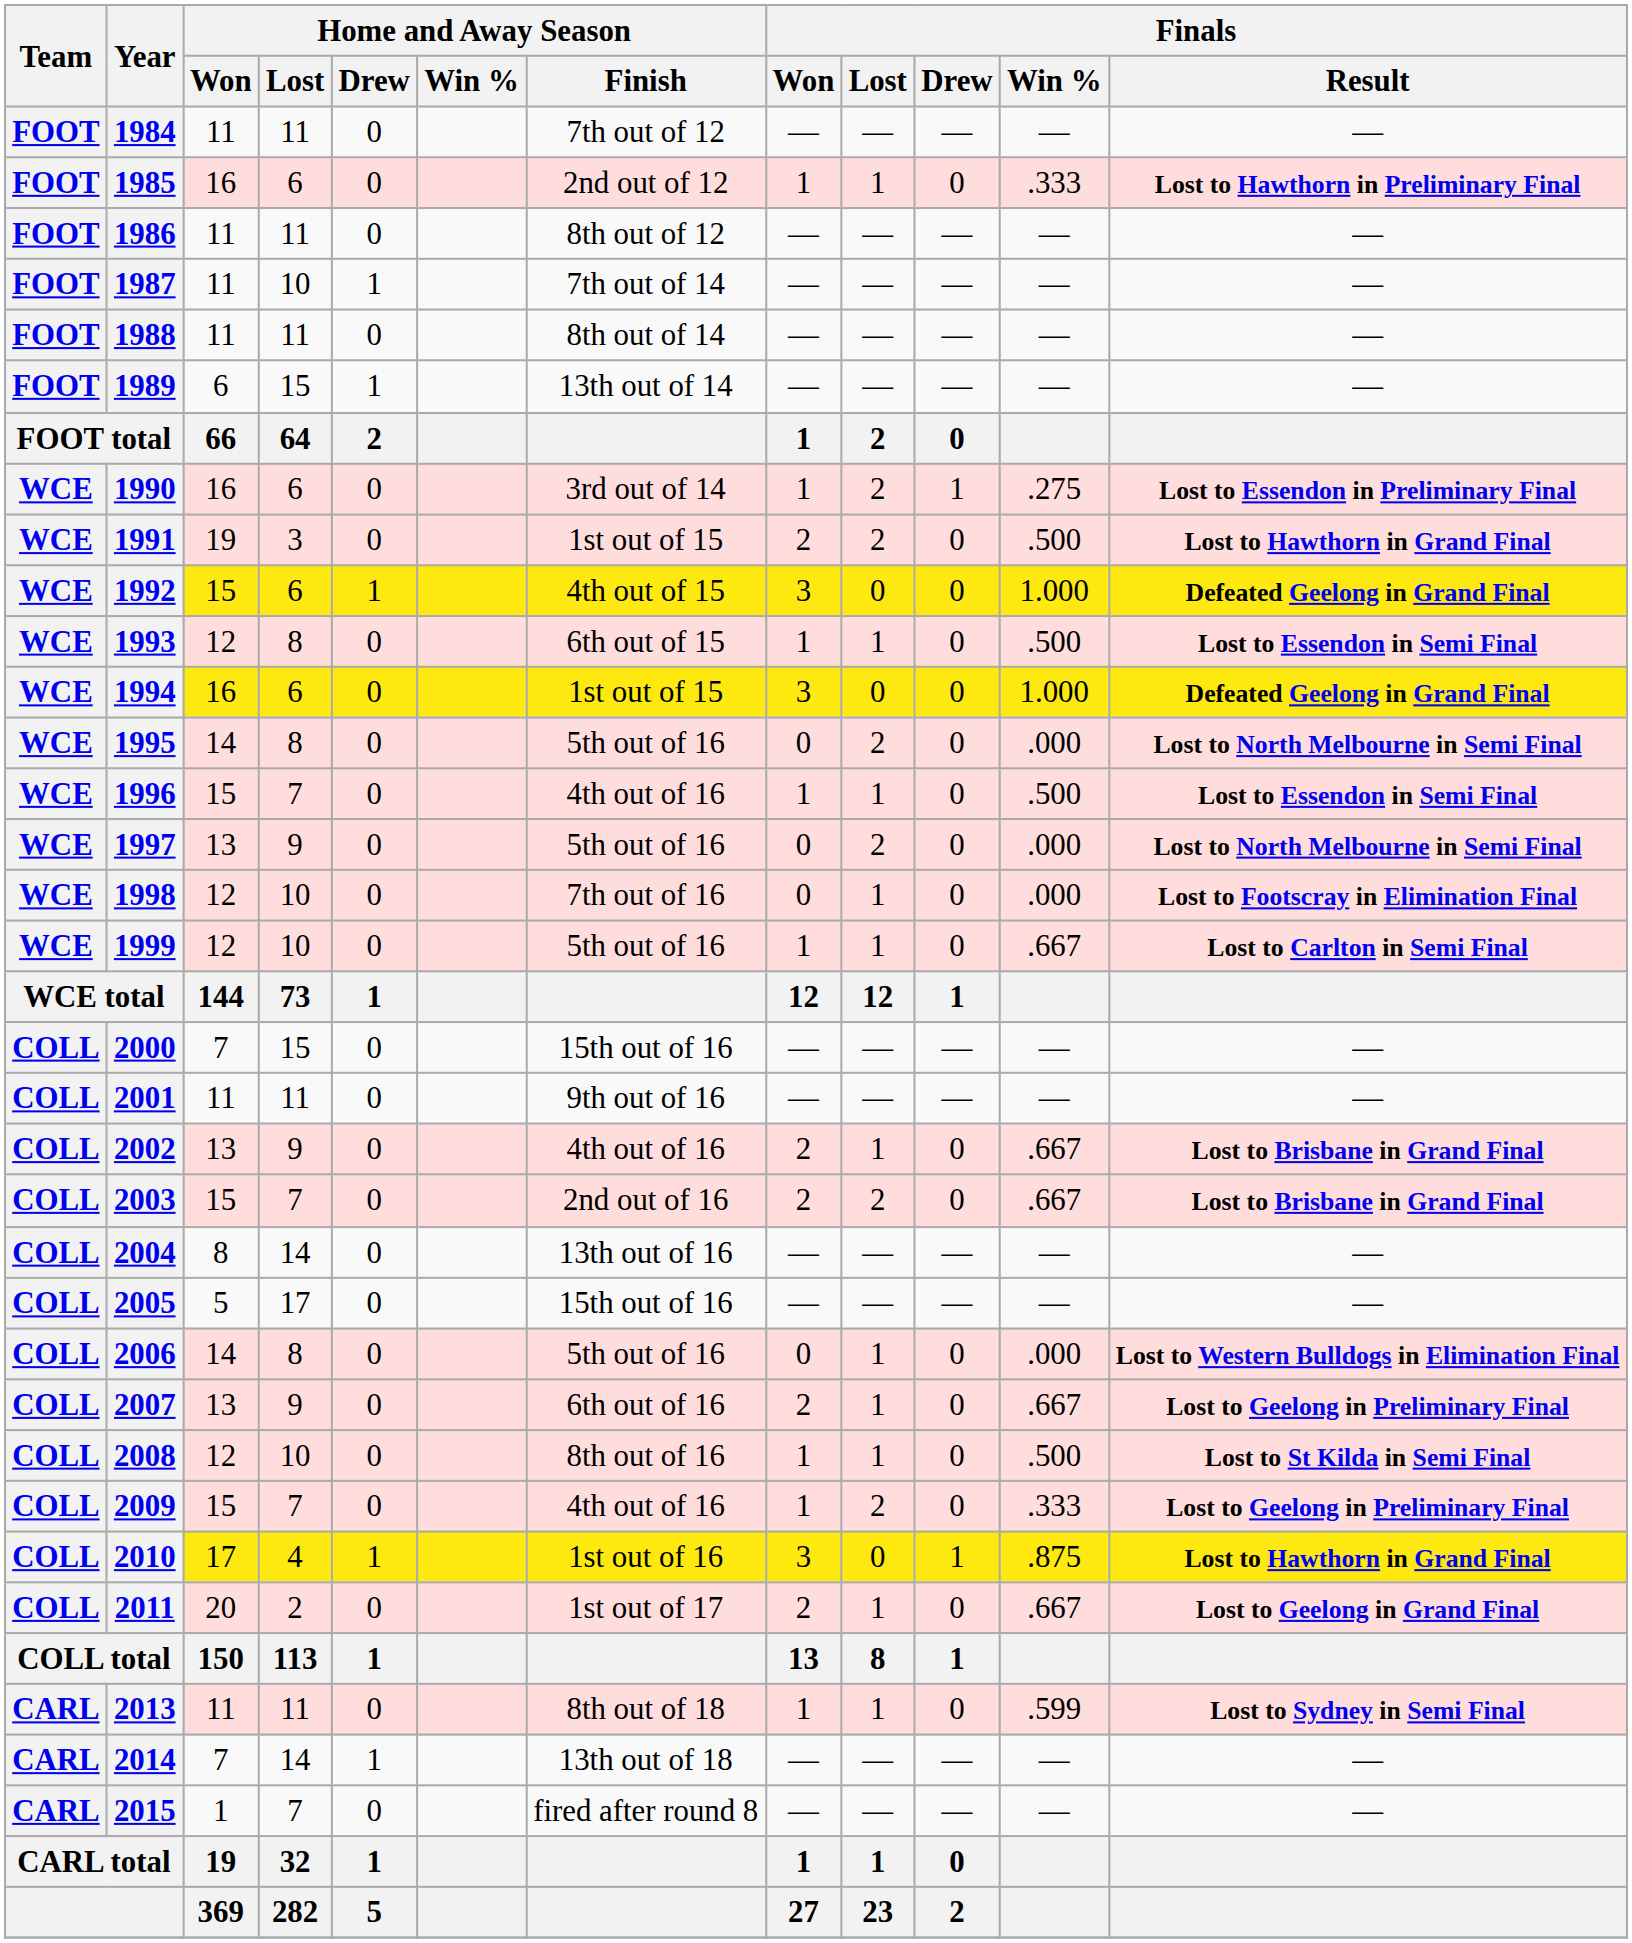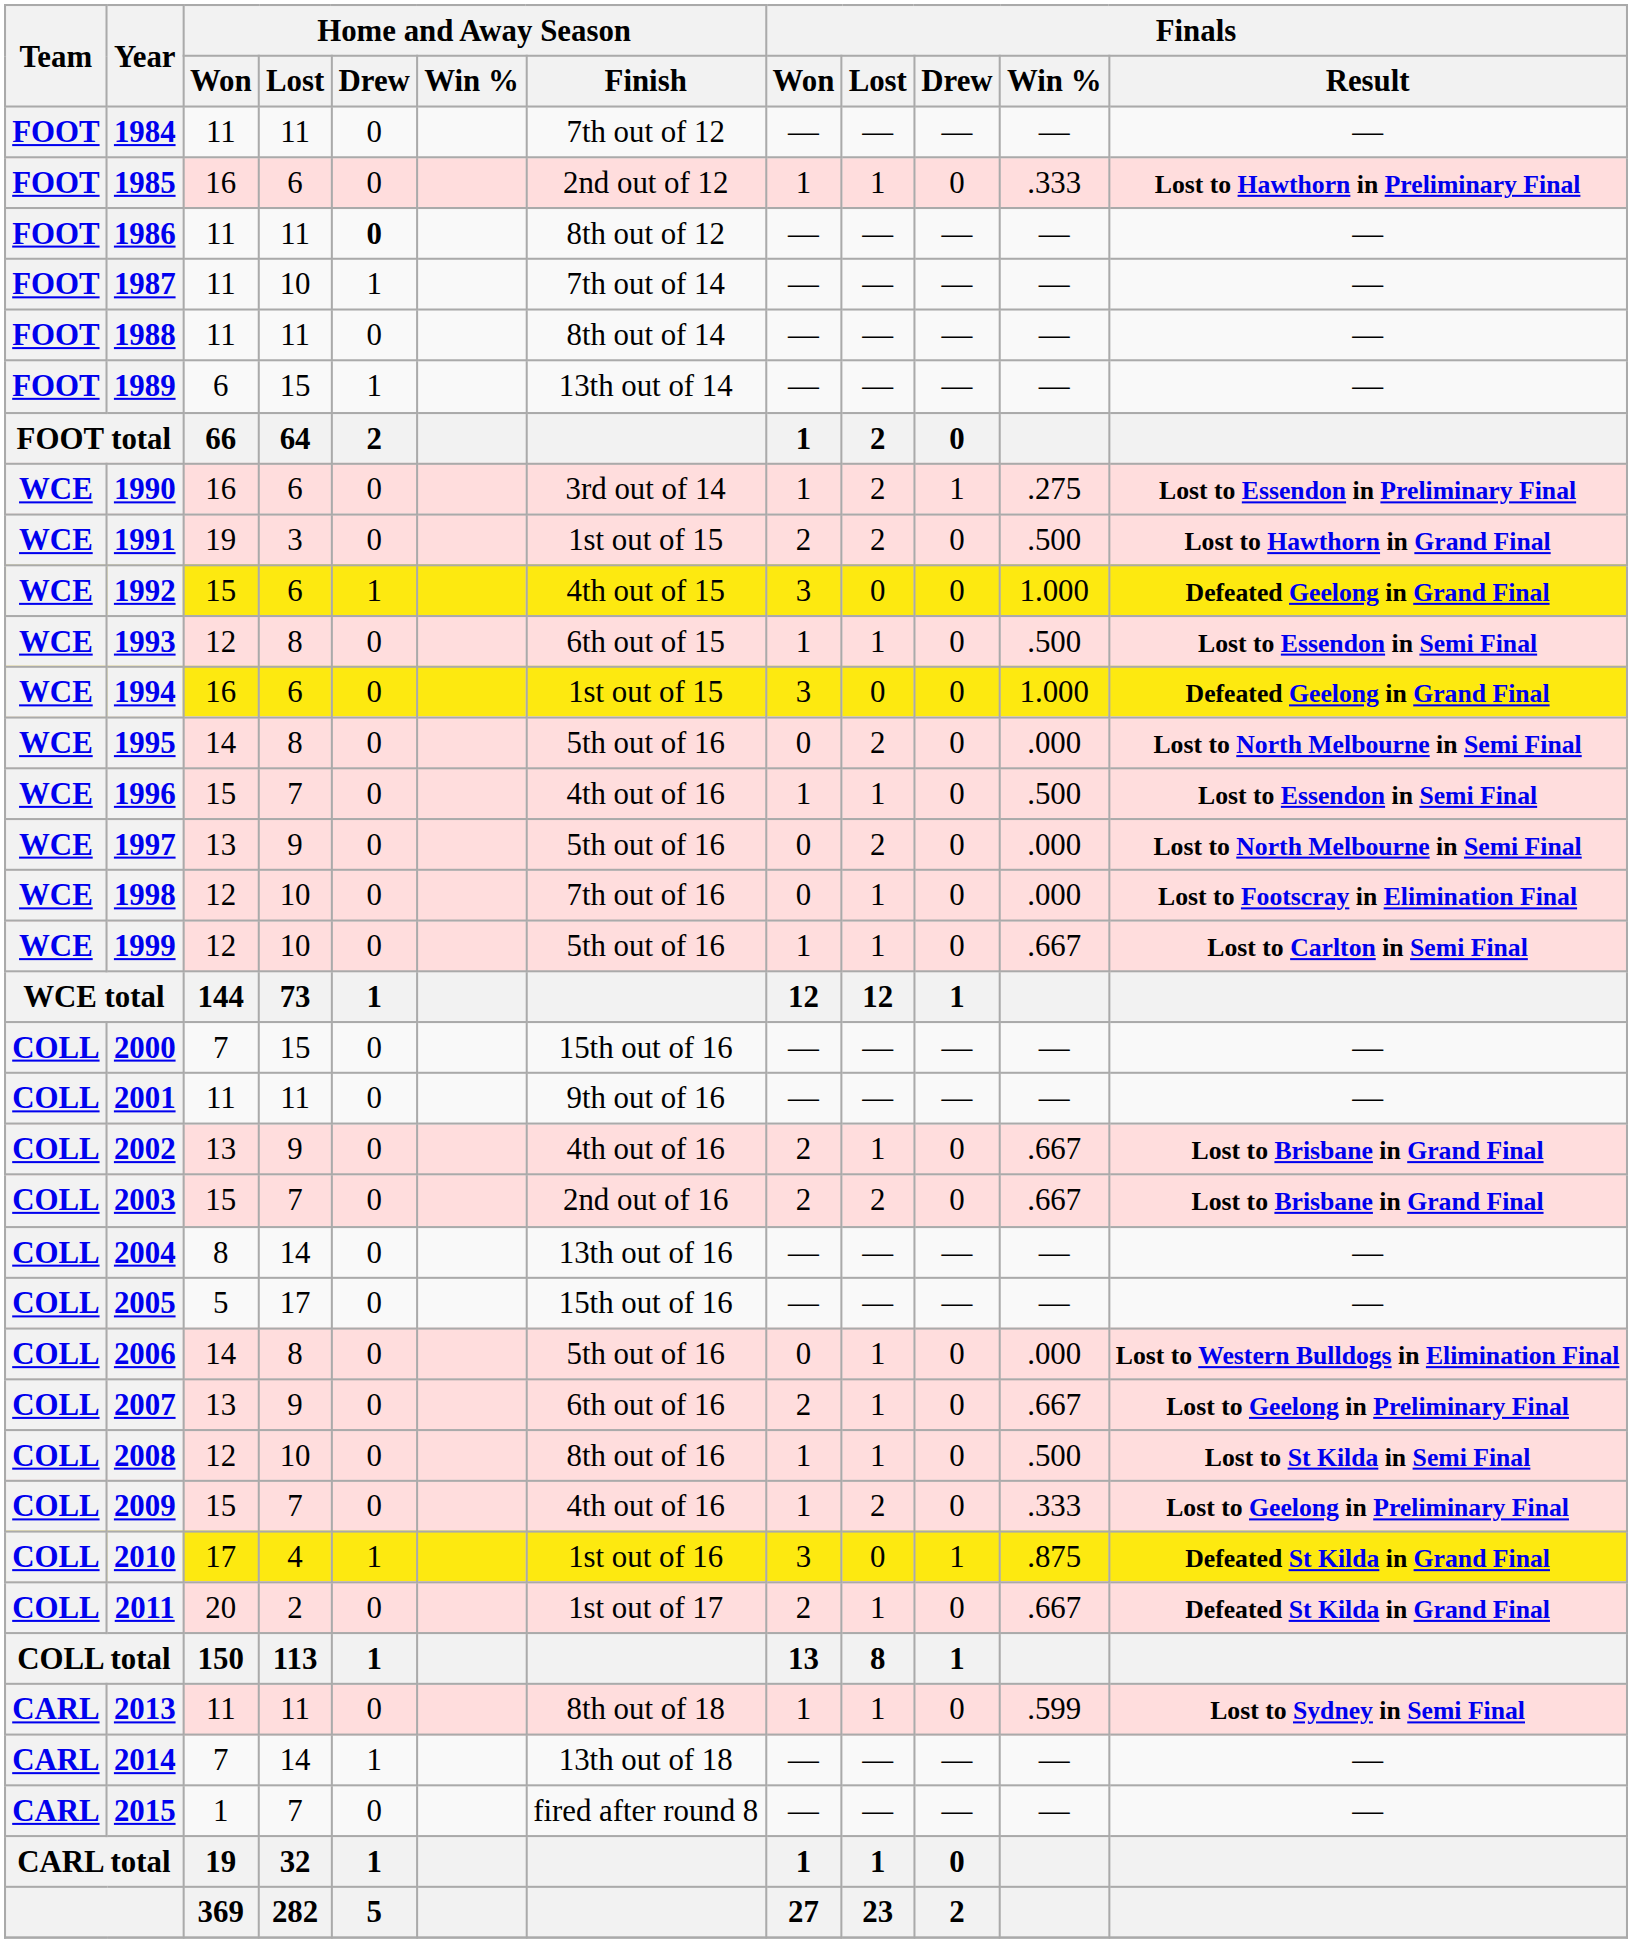(374, 233) normal -> (374, 233) bold
(1368, 1559) Lost to Hawthorn in Grand Final -> (1368, 1559) Defeated St Kilda in Grand Final
(1368, 1610) Lost to Geelong in Grand Final -> (1368, 1610) Defeated St Kilda in Grand Final
